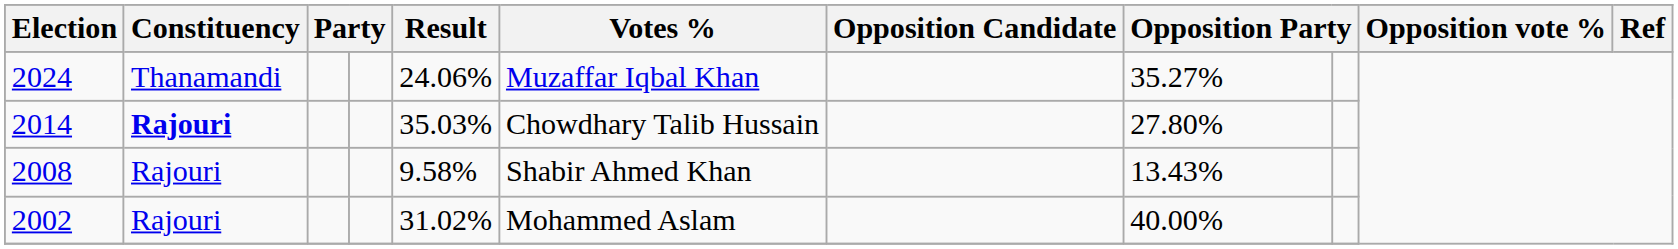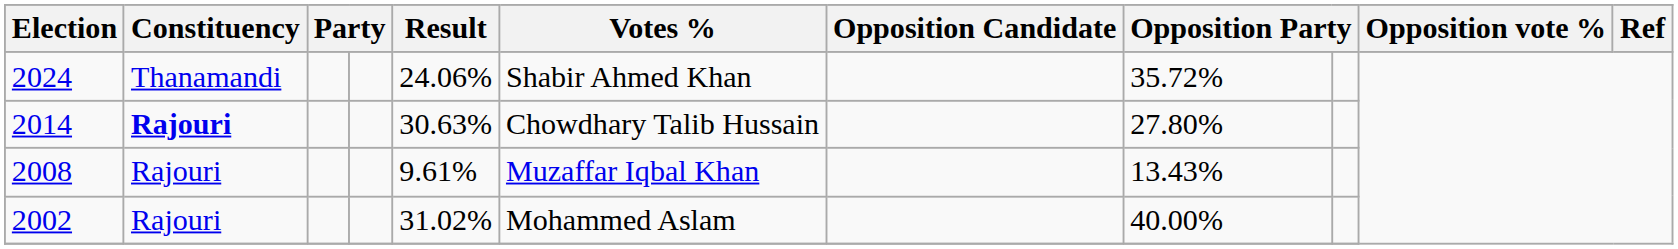(633, 76) Muzaffar Iqbal Khan -> (629, 76) Shabir Ahmed Khan
(1177, 76) 35.27% -> (1177, 76) 35.72%
(446, 123) 35.03% -> (446, 123) 30.63%
(438, 171) 9.58% -> (438, 171) 9.61%
(629, 171) Shabir Ahmed Khan -> (633, 171) Muzaffar Iqbal Khan
